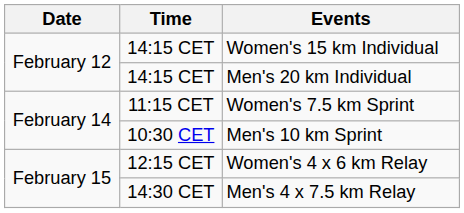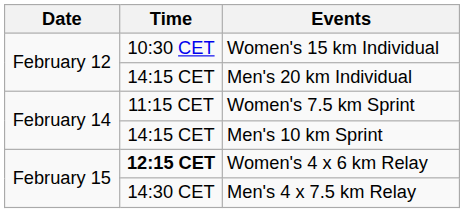(171, 47) 14:15 CET -> (171, 47) 10:30 CET
(171, 134) 10:30 CET -> (171, 134) 14:15 CET
(171, 163) normal -> (171, 163) bold
